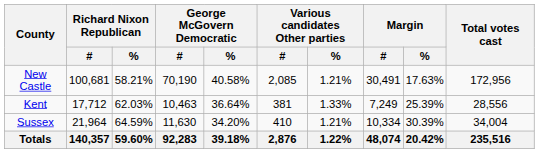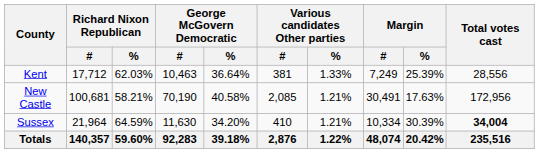rows swapped: (35, 104) <-> (35, 80)
(490, 122) normal -> (490, 122) bold
